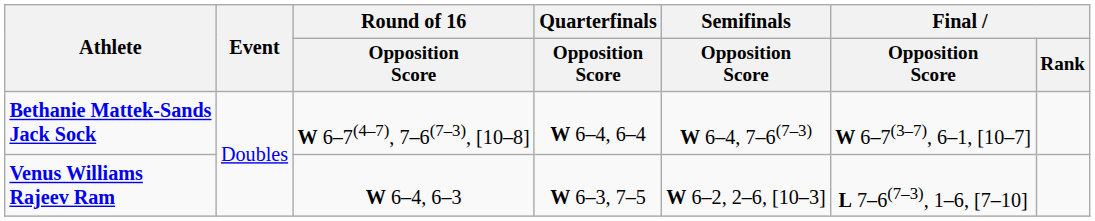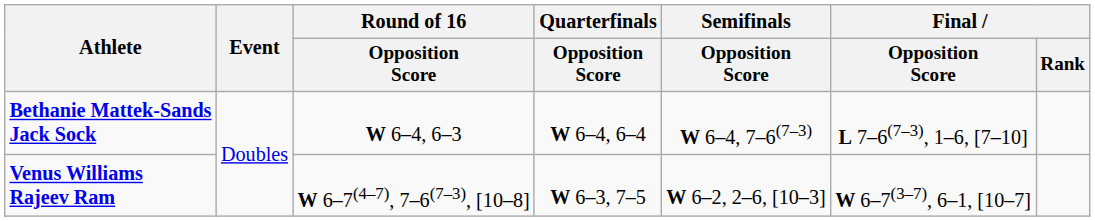(414, 135) W 6–7(4–7), 7–6(7–3), [10–8] -> (414, 135) W 6–4, 6–3
(933, 135) W 6–7(3–7), 6–1, [10–7] -> (933, 135) L 7–6(7–3), 1–6, [7–10]
(414, 197) W 6–4, 6–3 -> (414, 197) W 6–7(4–7), 7–6(7–3), [10–8]
(933, 197) L 7–6(7–3), 1–6, [7–10] -> (933, 197) W 6–7(3–7), 6–1, [10–7]
